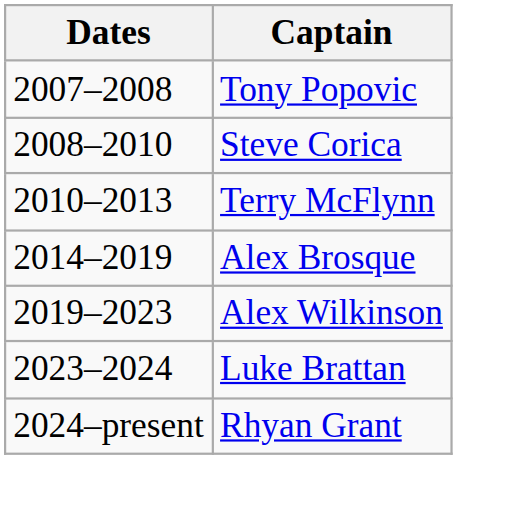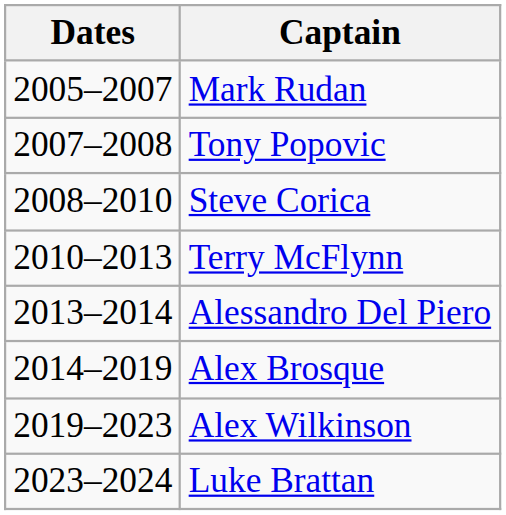+ row: (278, 88)
+ row: (340, 312)
- row: (311, 425)
